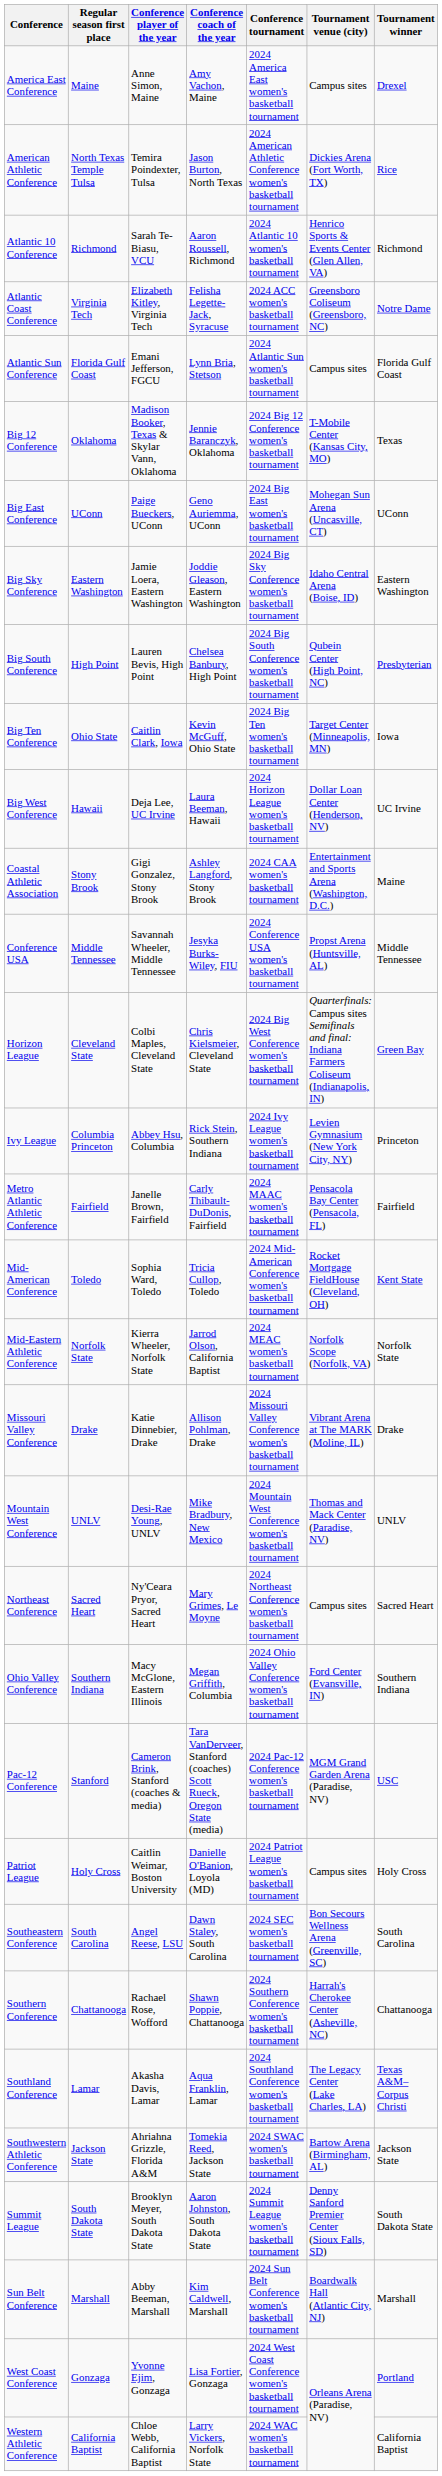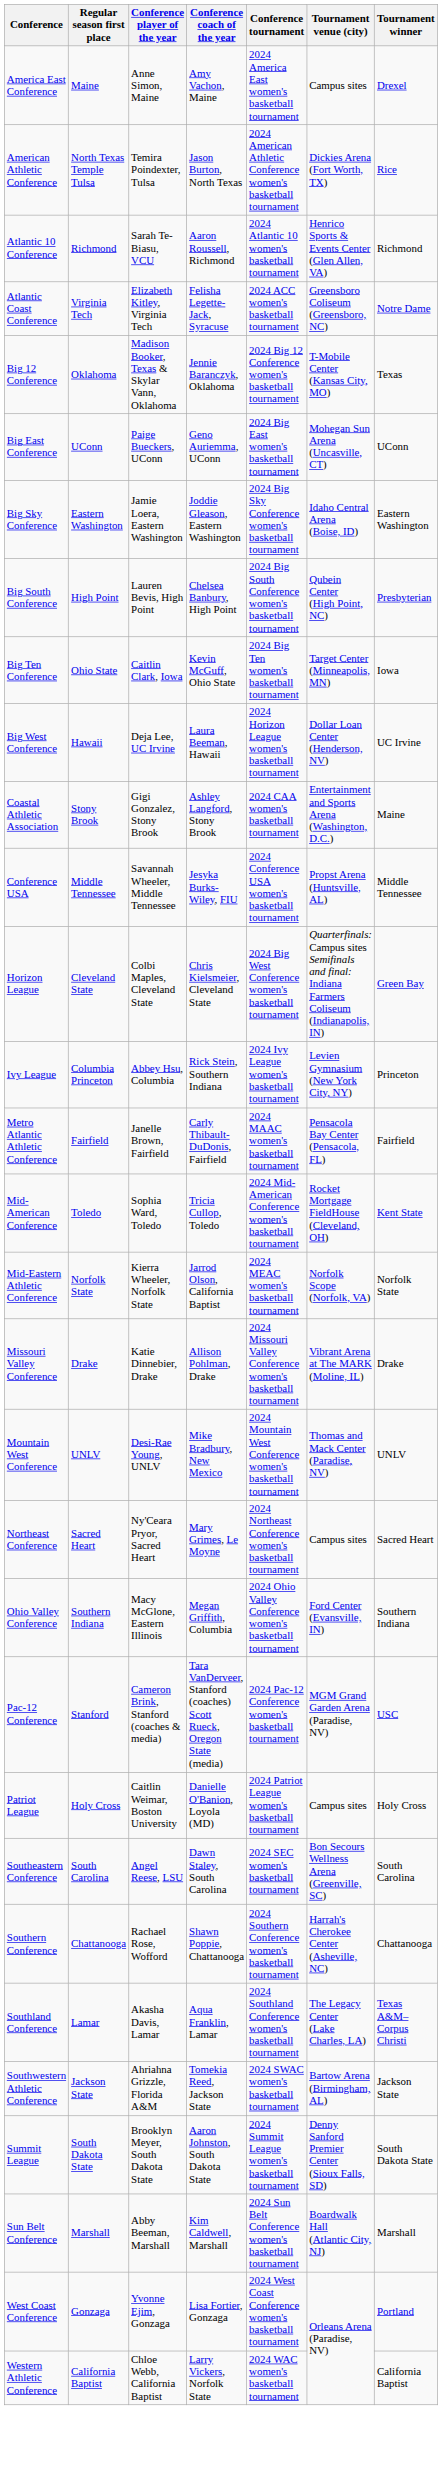- row: (34, 368)
